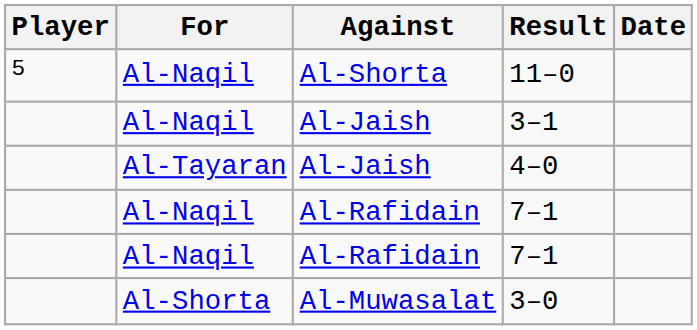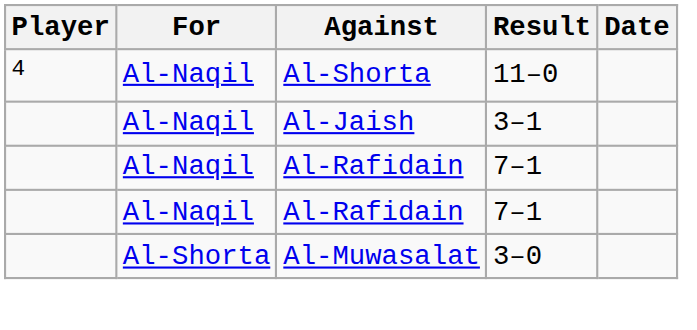(18, 69) 5 -> (18, 69) 4
- row: (365, 168)
